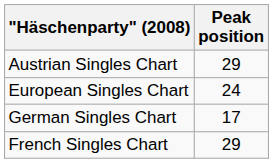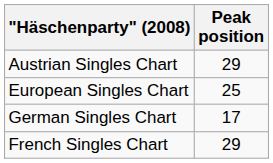(231, 90) 24 -> (231, 90) 25
